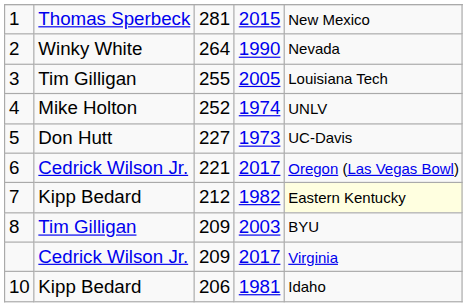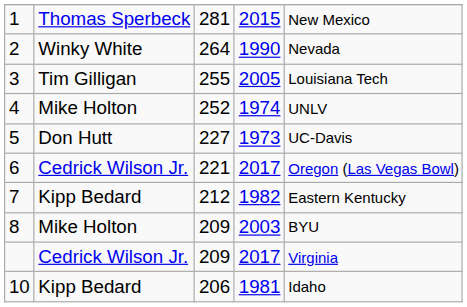(347, 198) lightyellow background -> (347, 198) no background
(87, 227) Tim Gilligan -> (88, 227) Mike Holton
